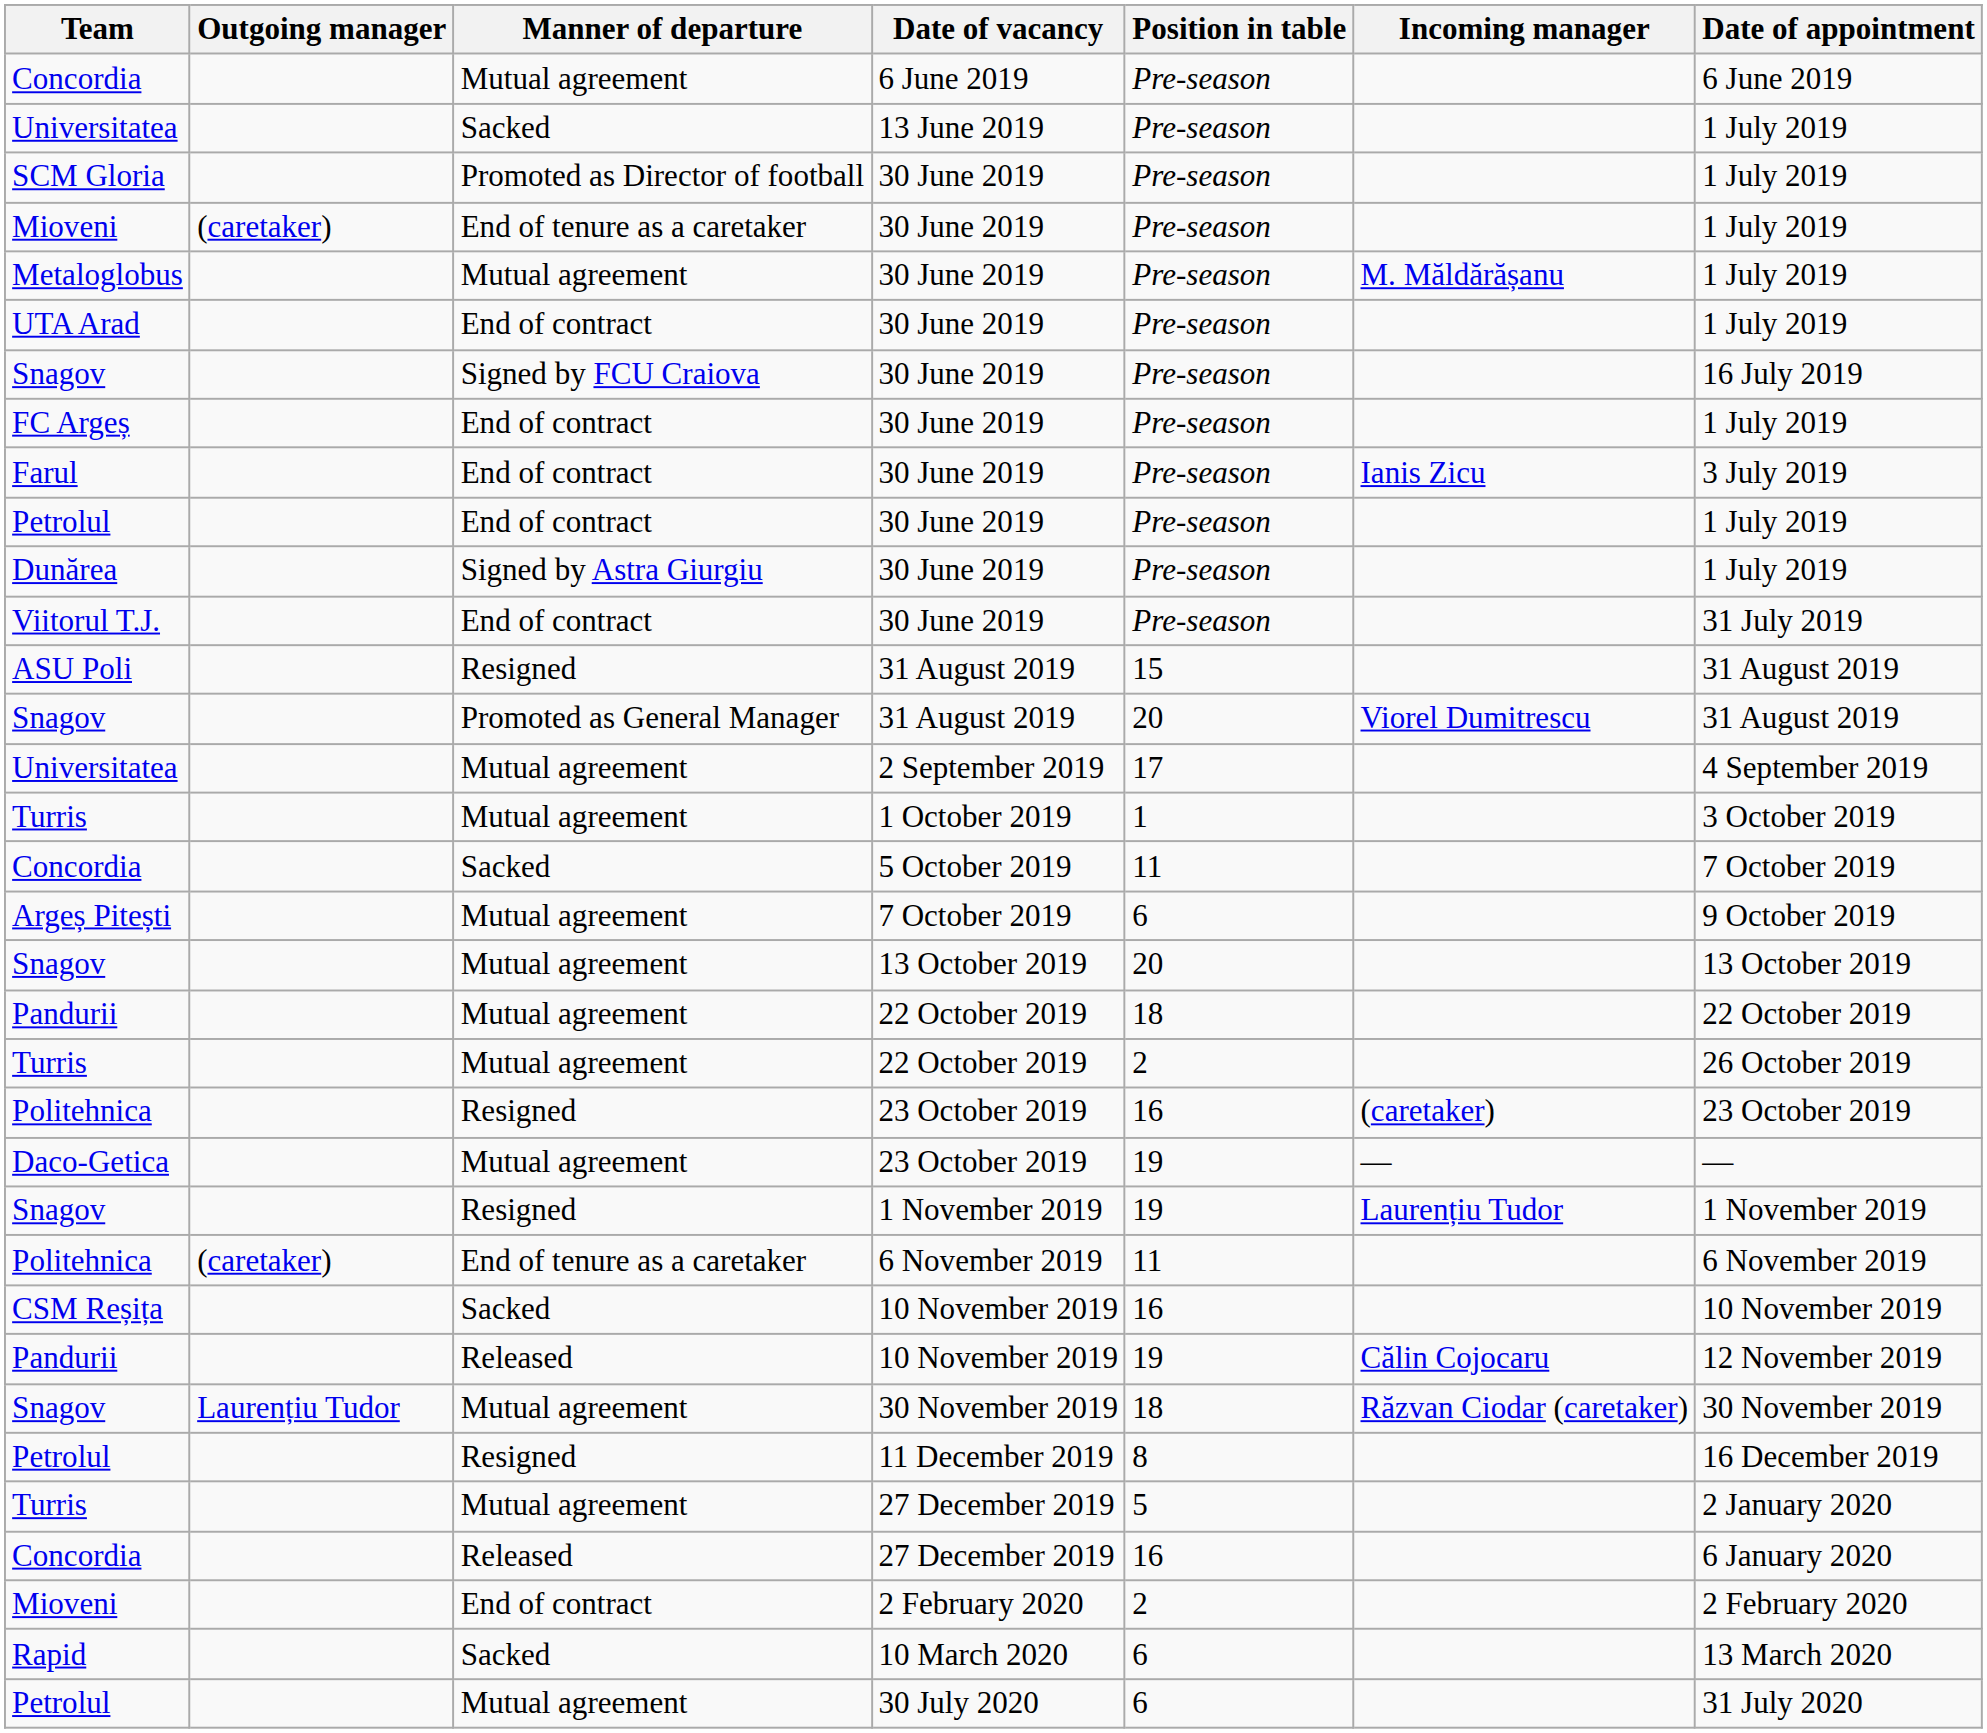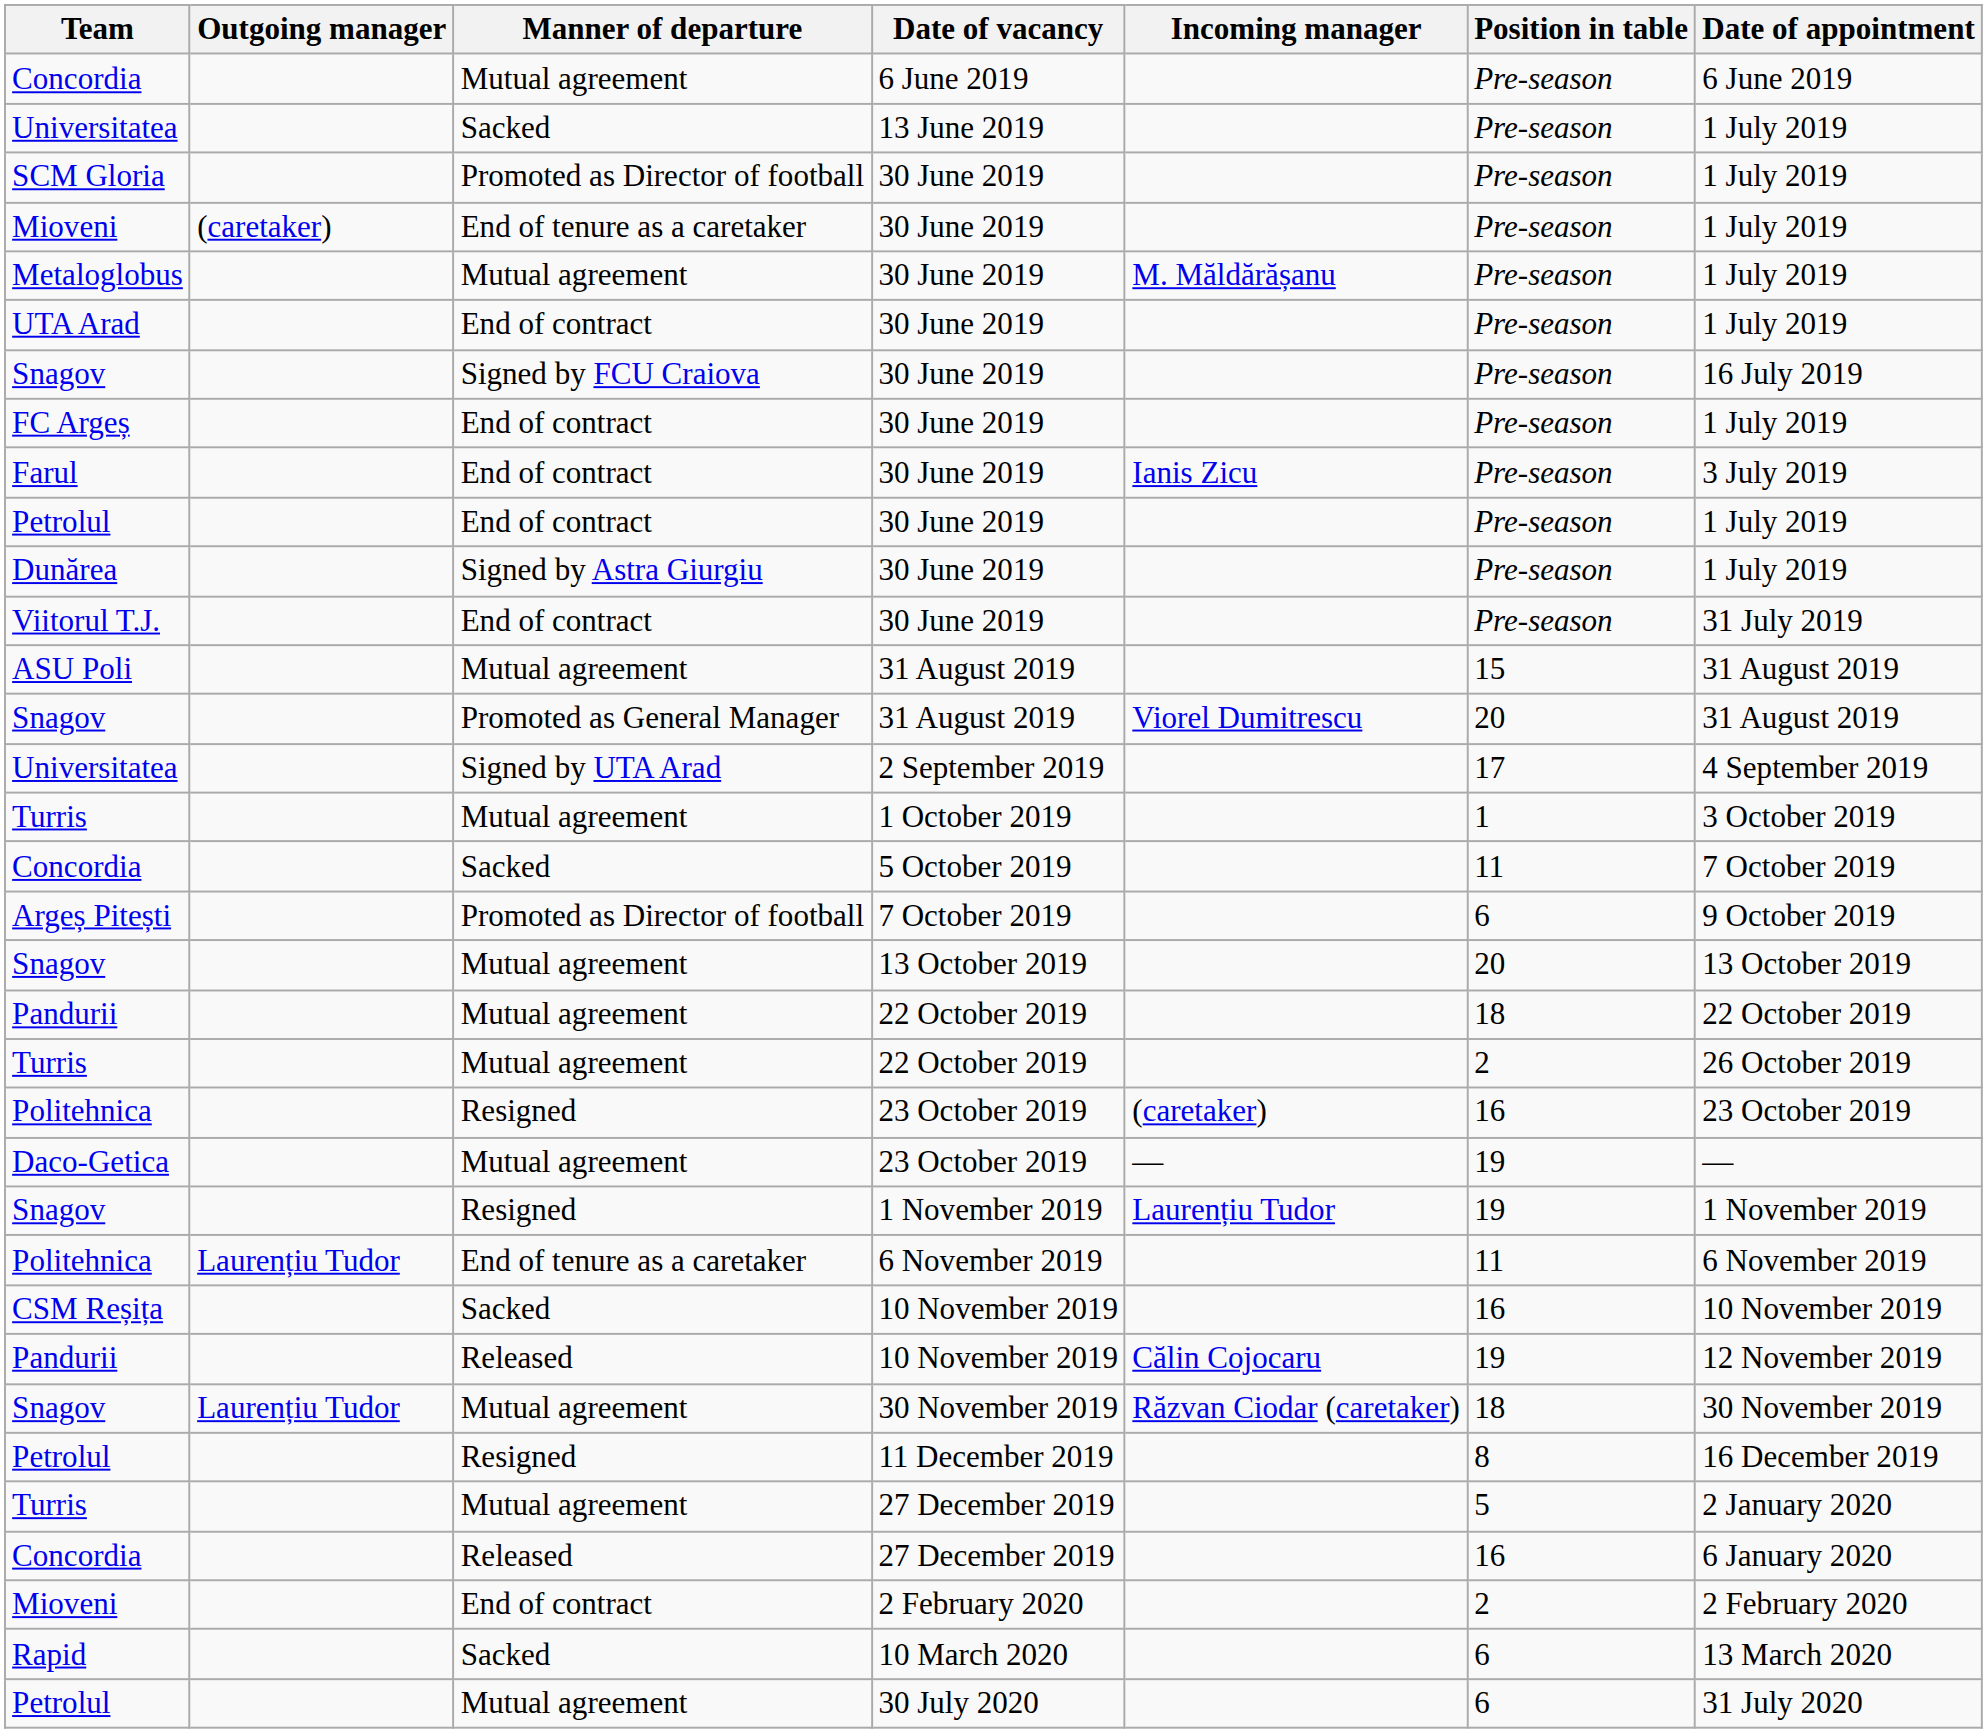columns swapped: (1239, 29) <-> (1524, 29)
(518, 669) Resigned -> (574, 669) Mutual agreement
(574, 767) Mutual agreement -> (591, 767) Signed by UTA Arad
(574, 915) Mutual agreement -> (662, 915) Promoted as Director of football
(264, 1259) (caretaker) -> (298, 1259) Laurențiu Tudor
